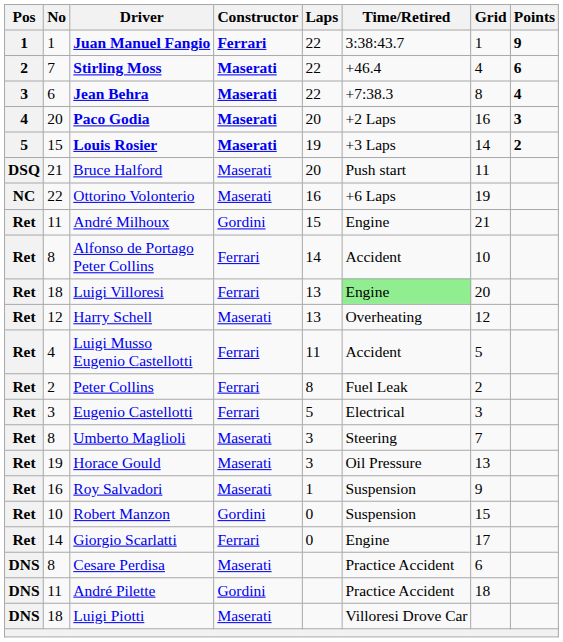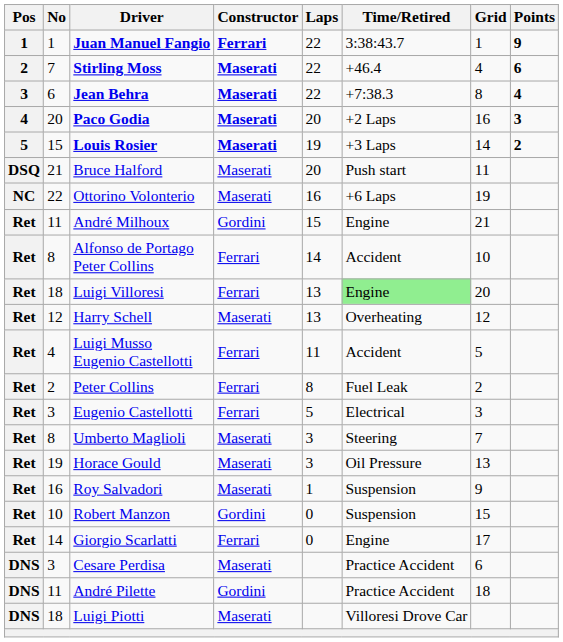(51, 565) 8 -> (51, 565) 3
